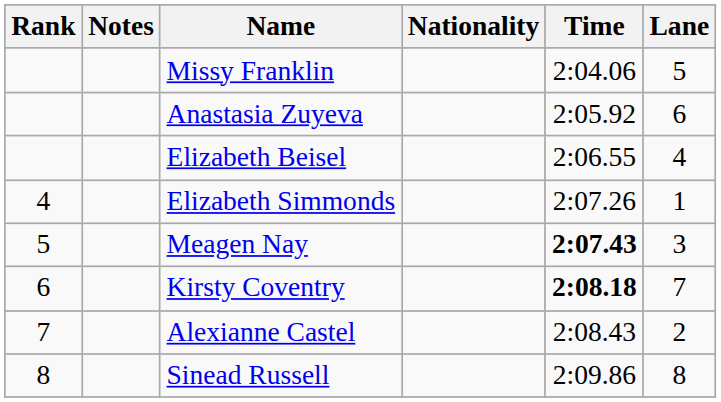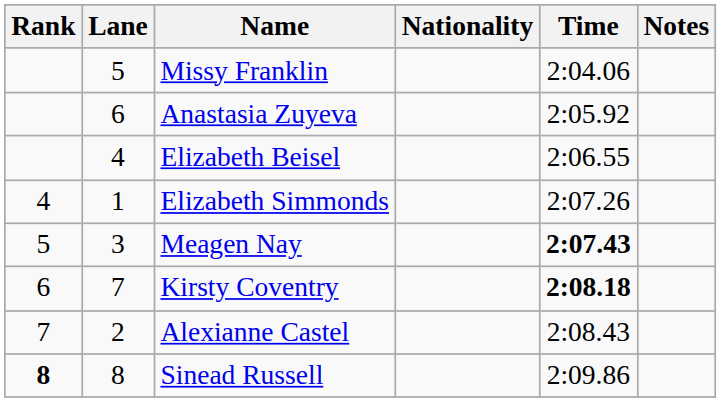columns swapped: (679, 26) <-> (121, 26)
(43, 375) normal -> (43, 375) bold
